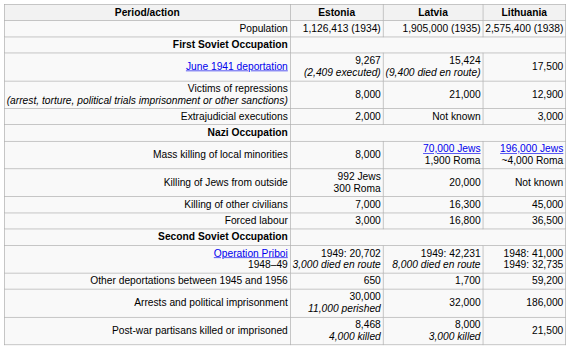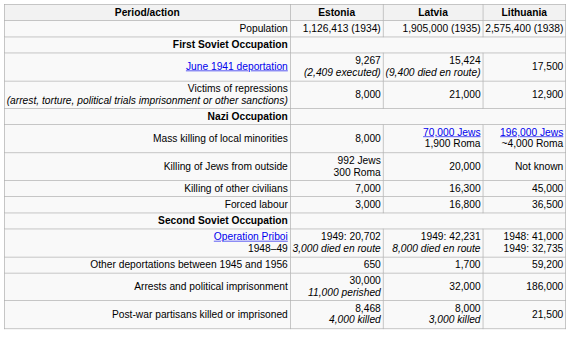- row: (234, 116)
